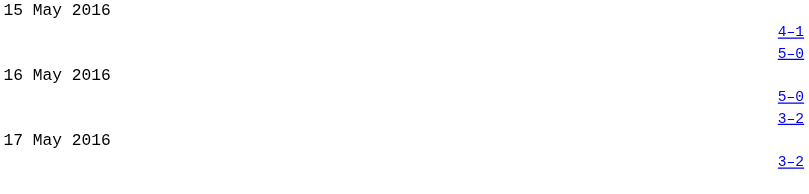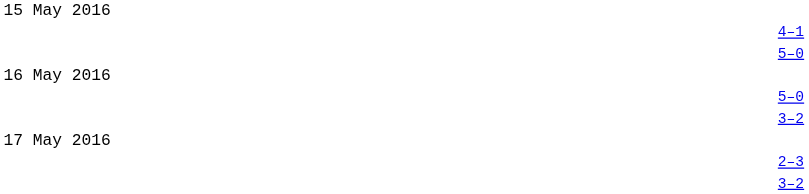+ row: (330, 162)
